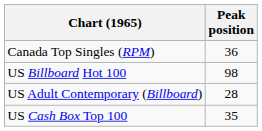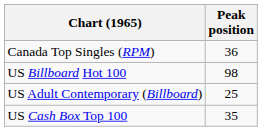(231, 94) 28 -> (231, 94) 25
